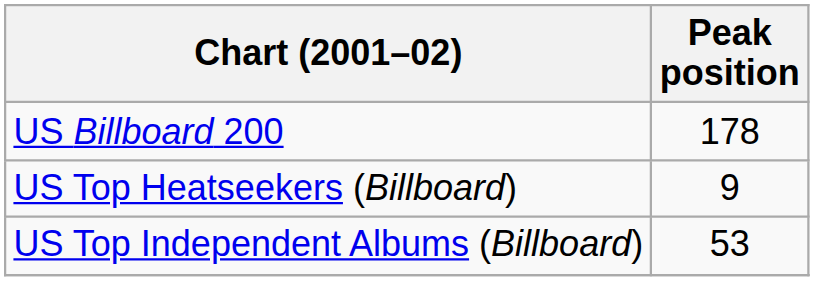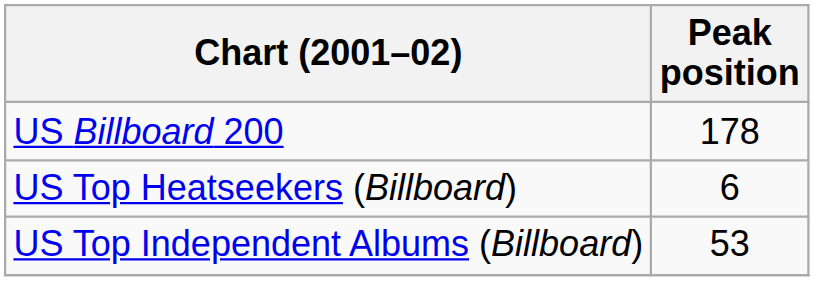(730, 187) 9 -> (730, 187) 6
